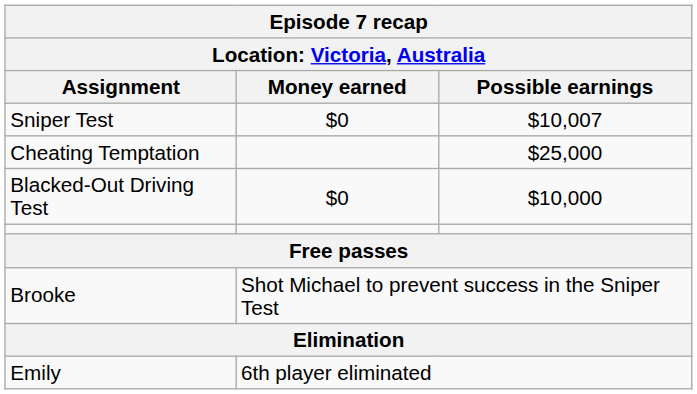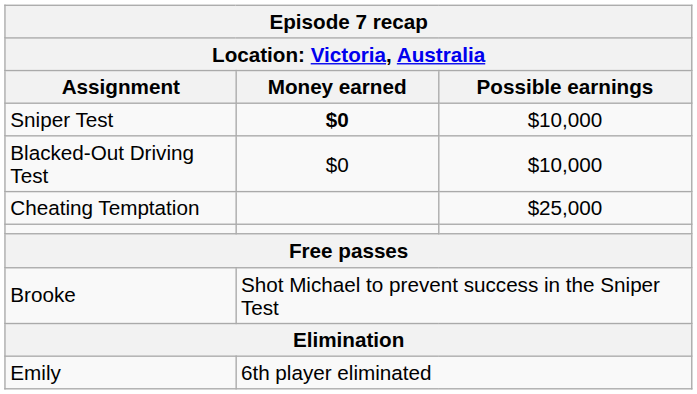(337, 120) normal -> (337, 120) bold
(565, 120) $10,007 -> (565, 120) $10,000
rows swapped: (102, 197) <-> (105, 153)
